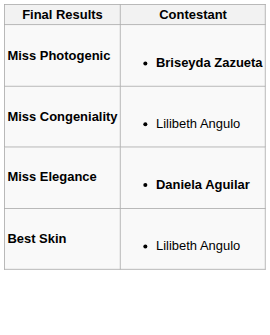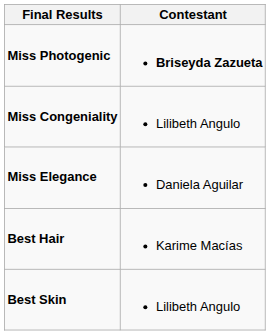(193, 185) bold -> (193, 185) normal
+ row: (36, 238)
